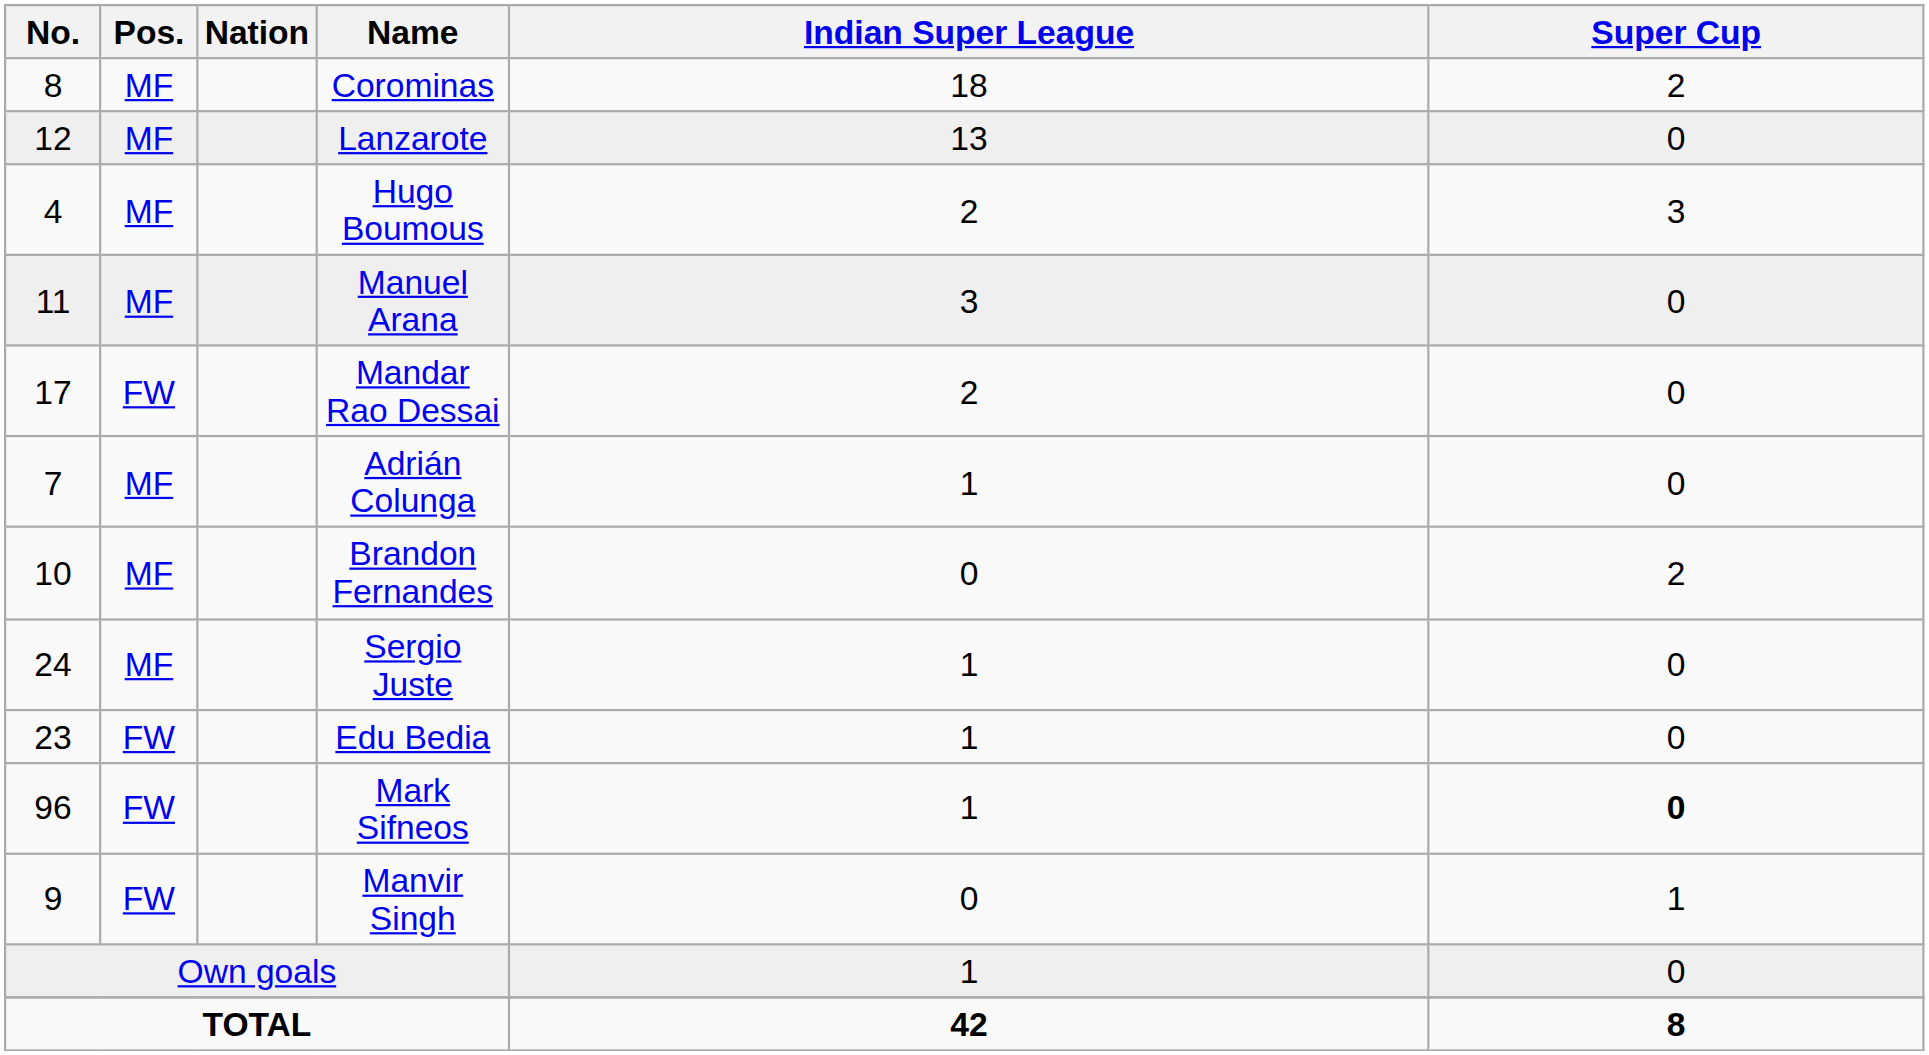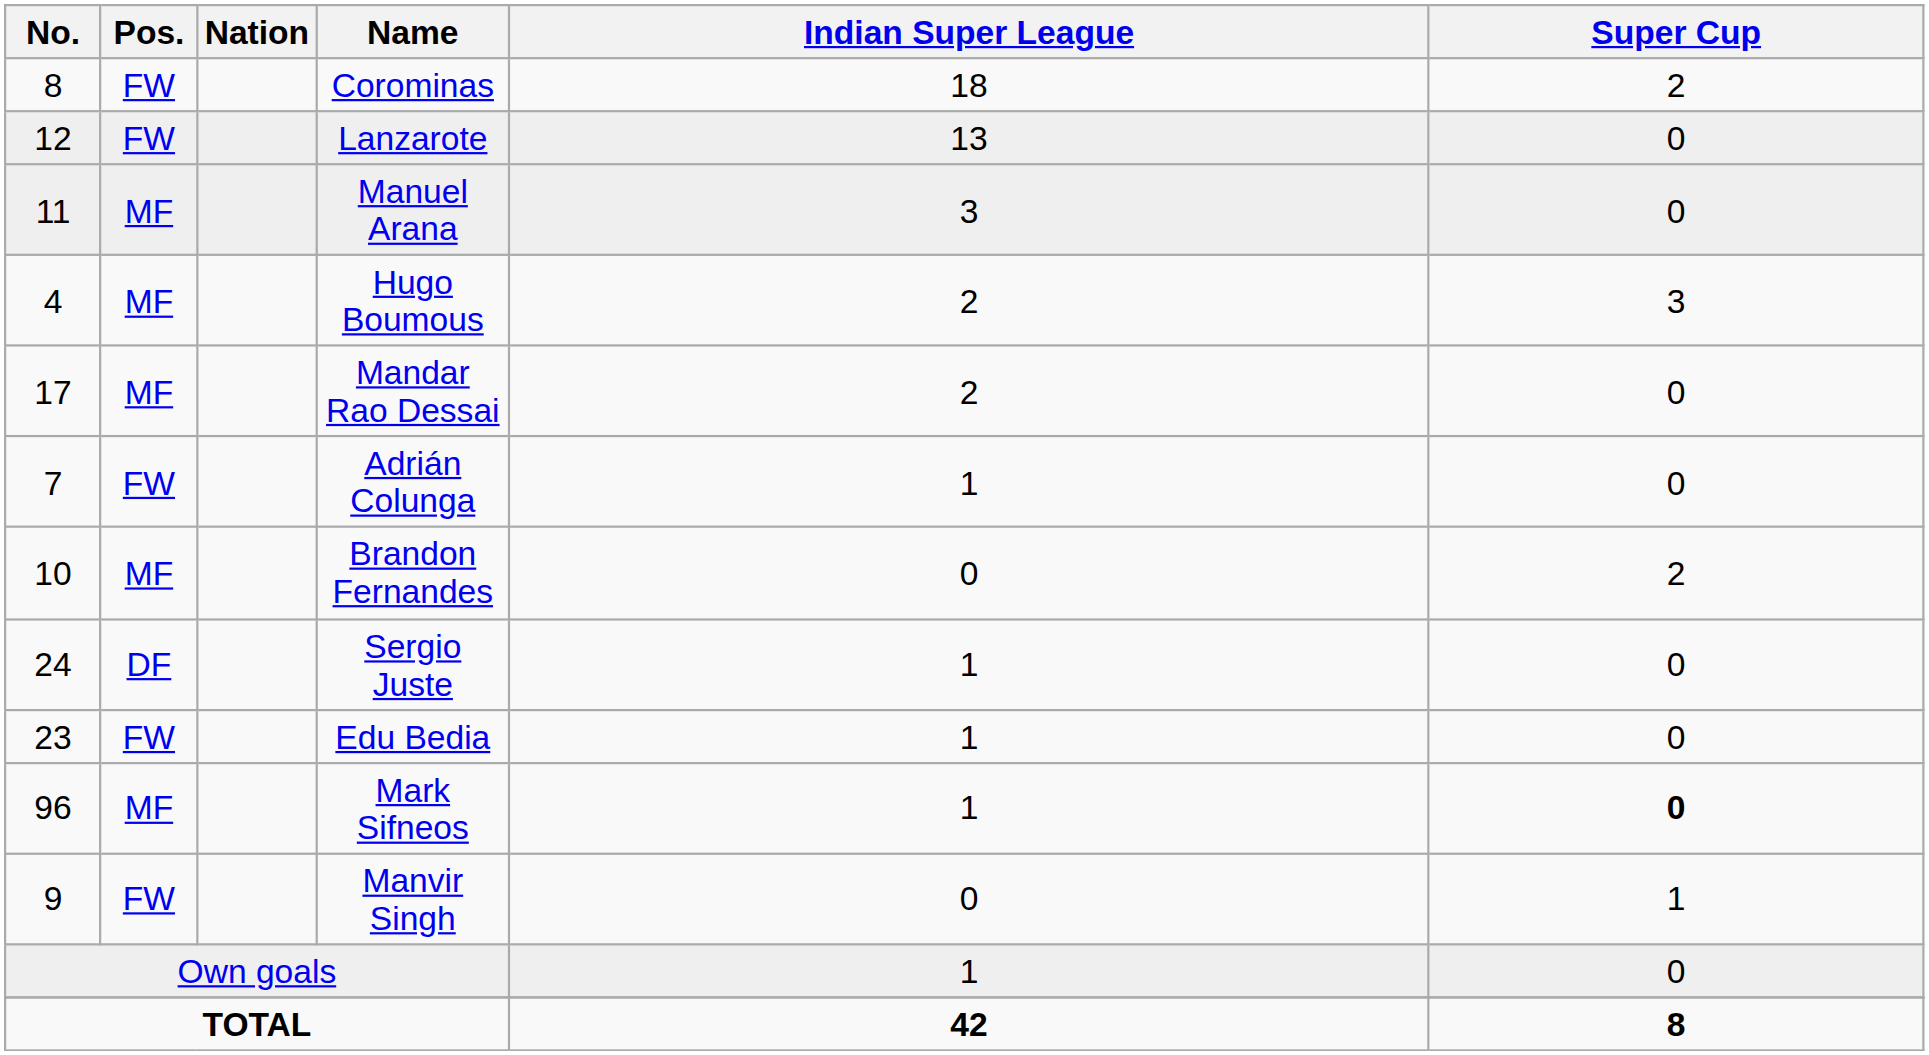(149, 85) MF -> (149, 85) FW
(149, 138) MF -> (149, 138) FW
rows swapped: (413, 301) <-> (413, 210)
(149, 392) FW -> (149, 392) MF
(149, 482) MF -> (149, 482) FW
(149, 664) MF -> (149, 664) DF
(149, 808) FW -> (149, 808) MF
